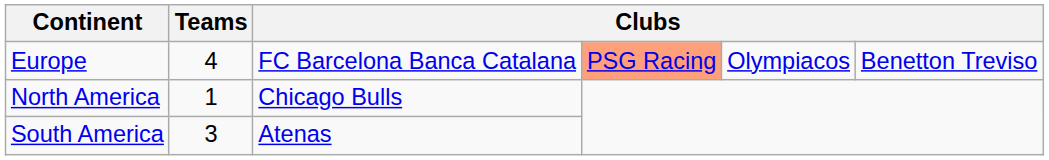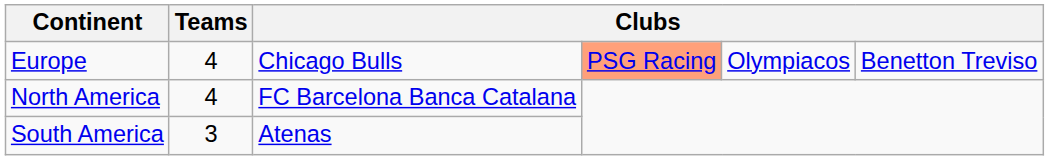(417, 60) FC Barcelona Banca Catalana -> (330, 60) Chicago Bulls
(211, 97) 1 -> (211, 97) 4
(330, 97) Chicago Bulls -> (417, 97) FC Barcelona Banca Catalana
